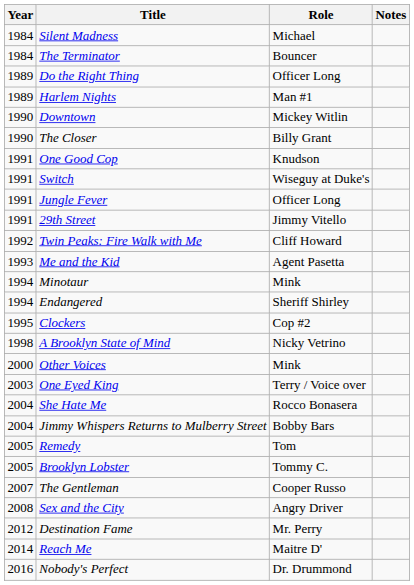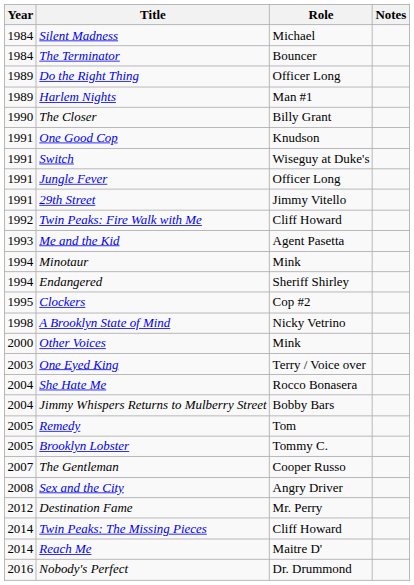- row: (67, 117)
+ row: (123, 528)
